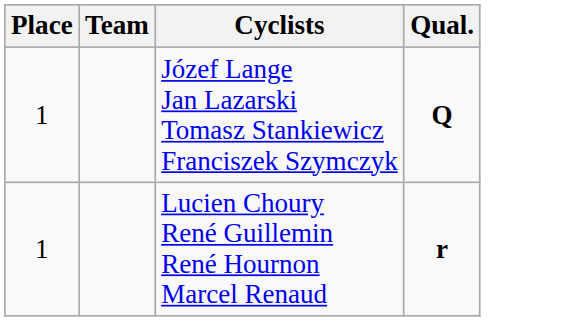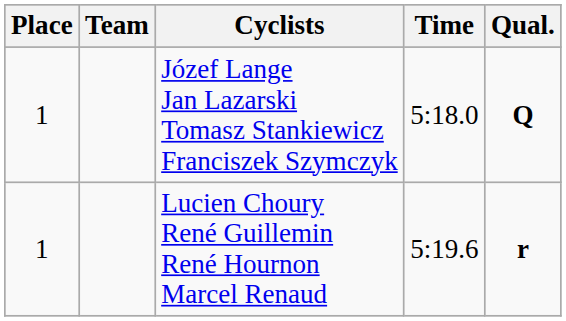+ column: (444, 25)
